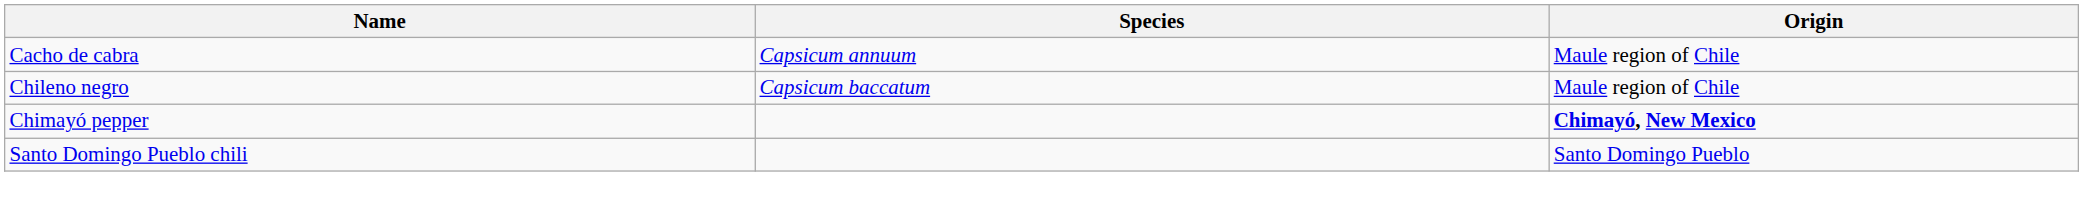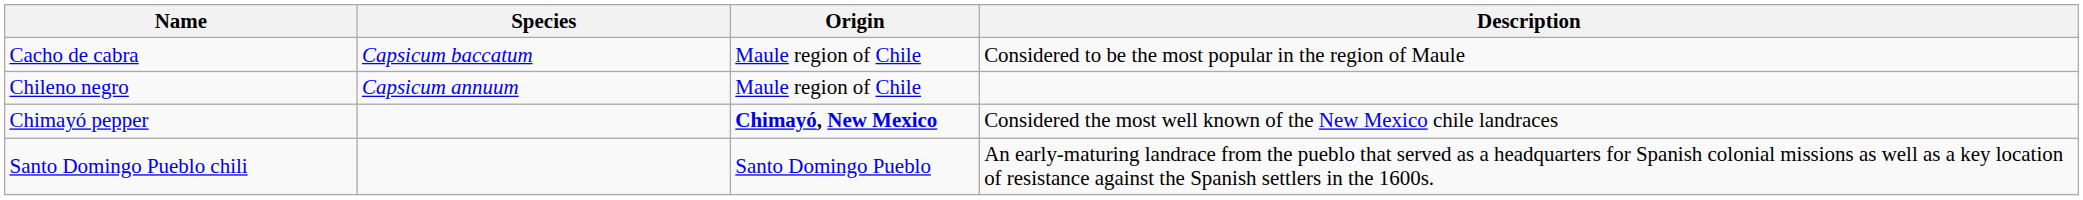+ column: (1529, 21)
(838, 54) Capsicum annuum -> (447, 54) Capsicum baccatum
(845, 87) Capsicum baccatum -> (440, 87) Capsicum annuum
